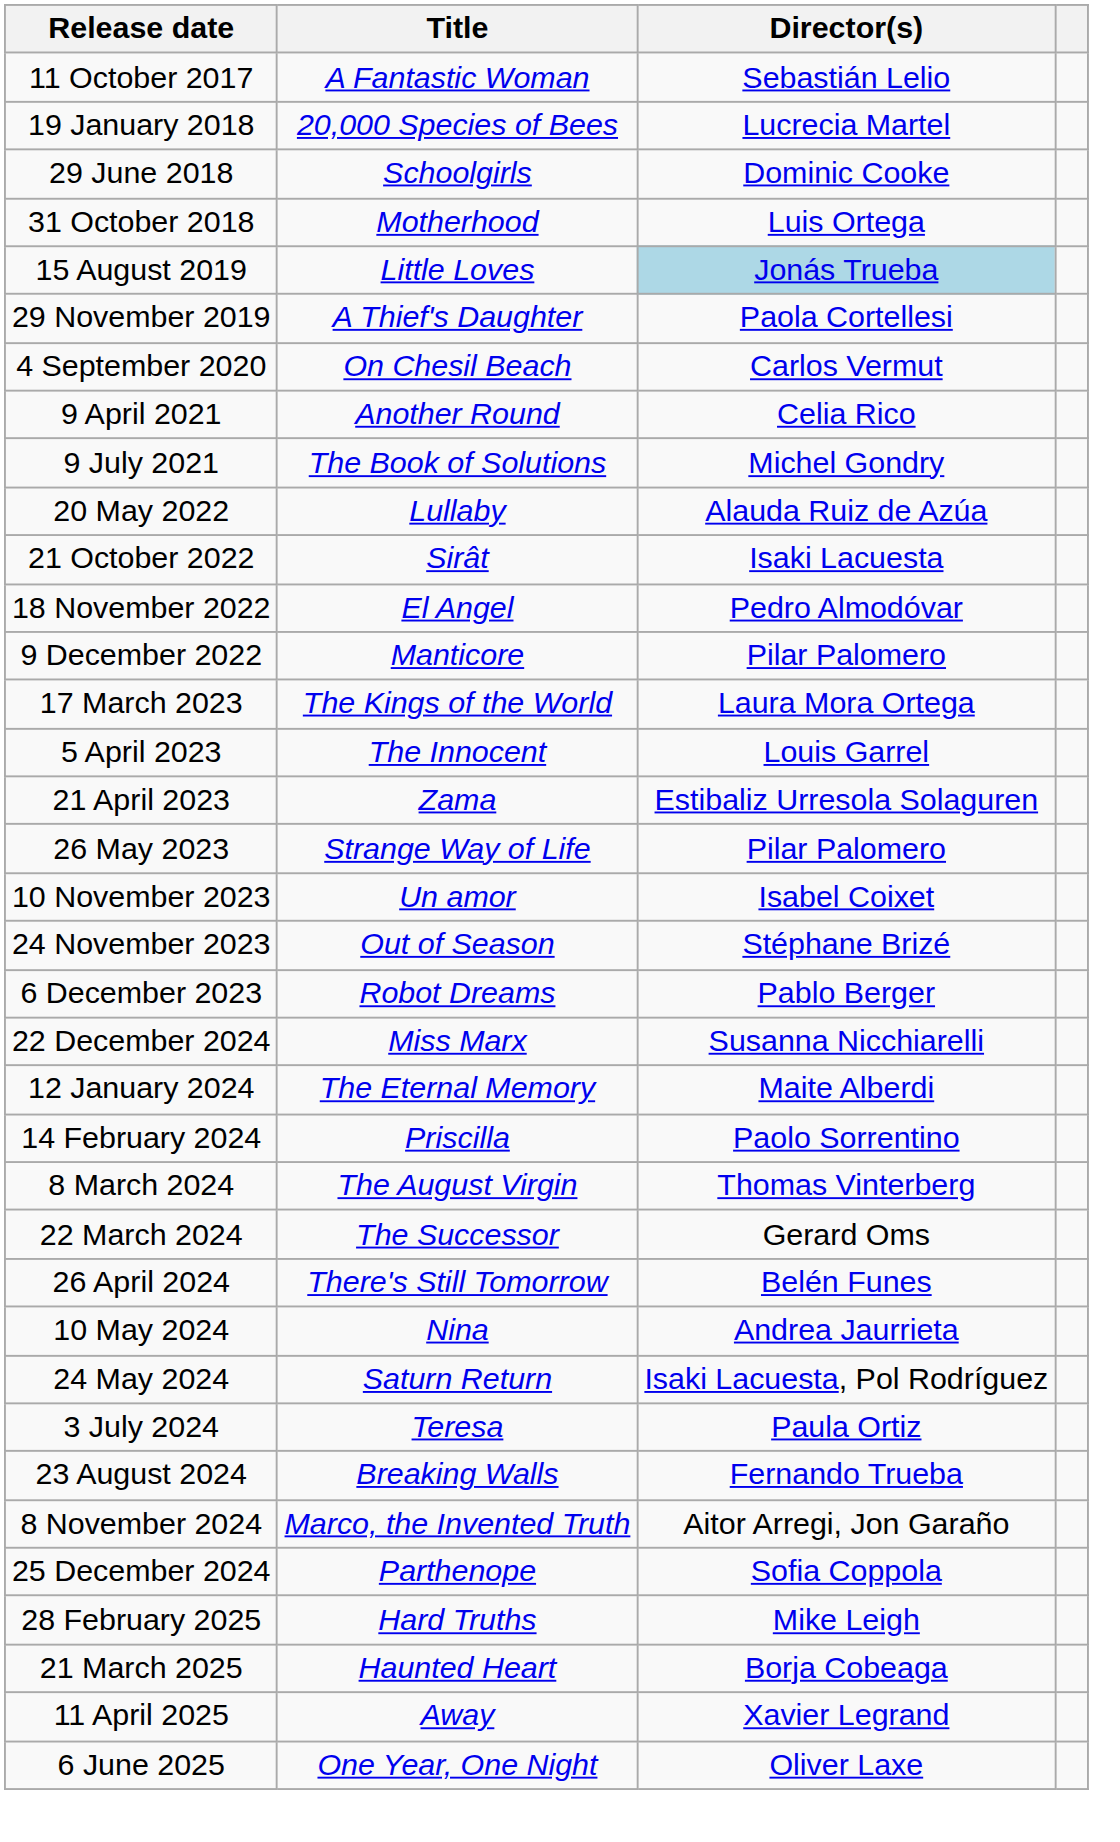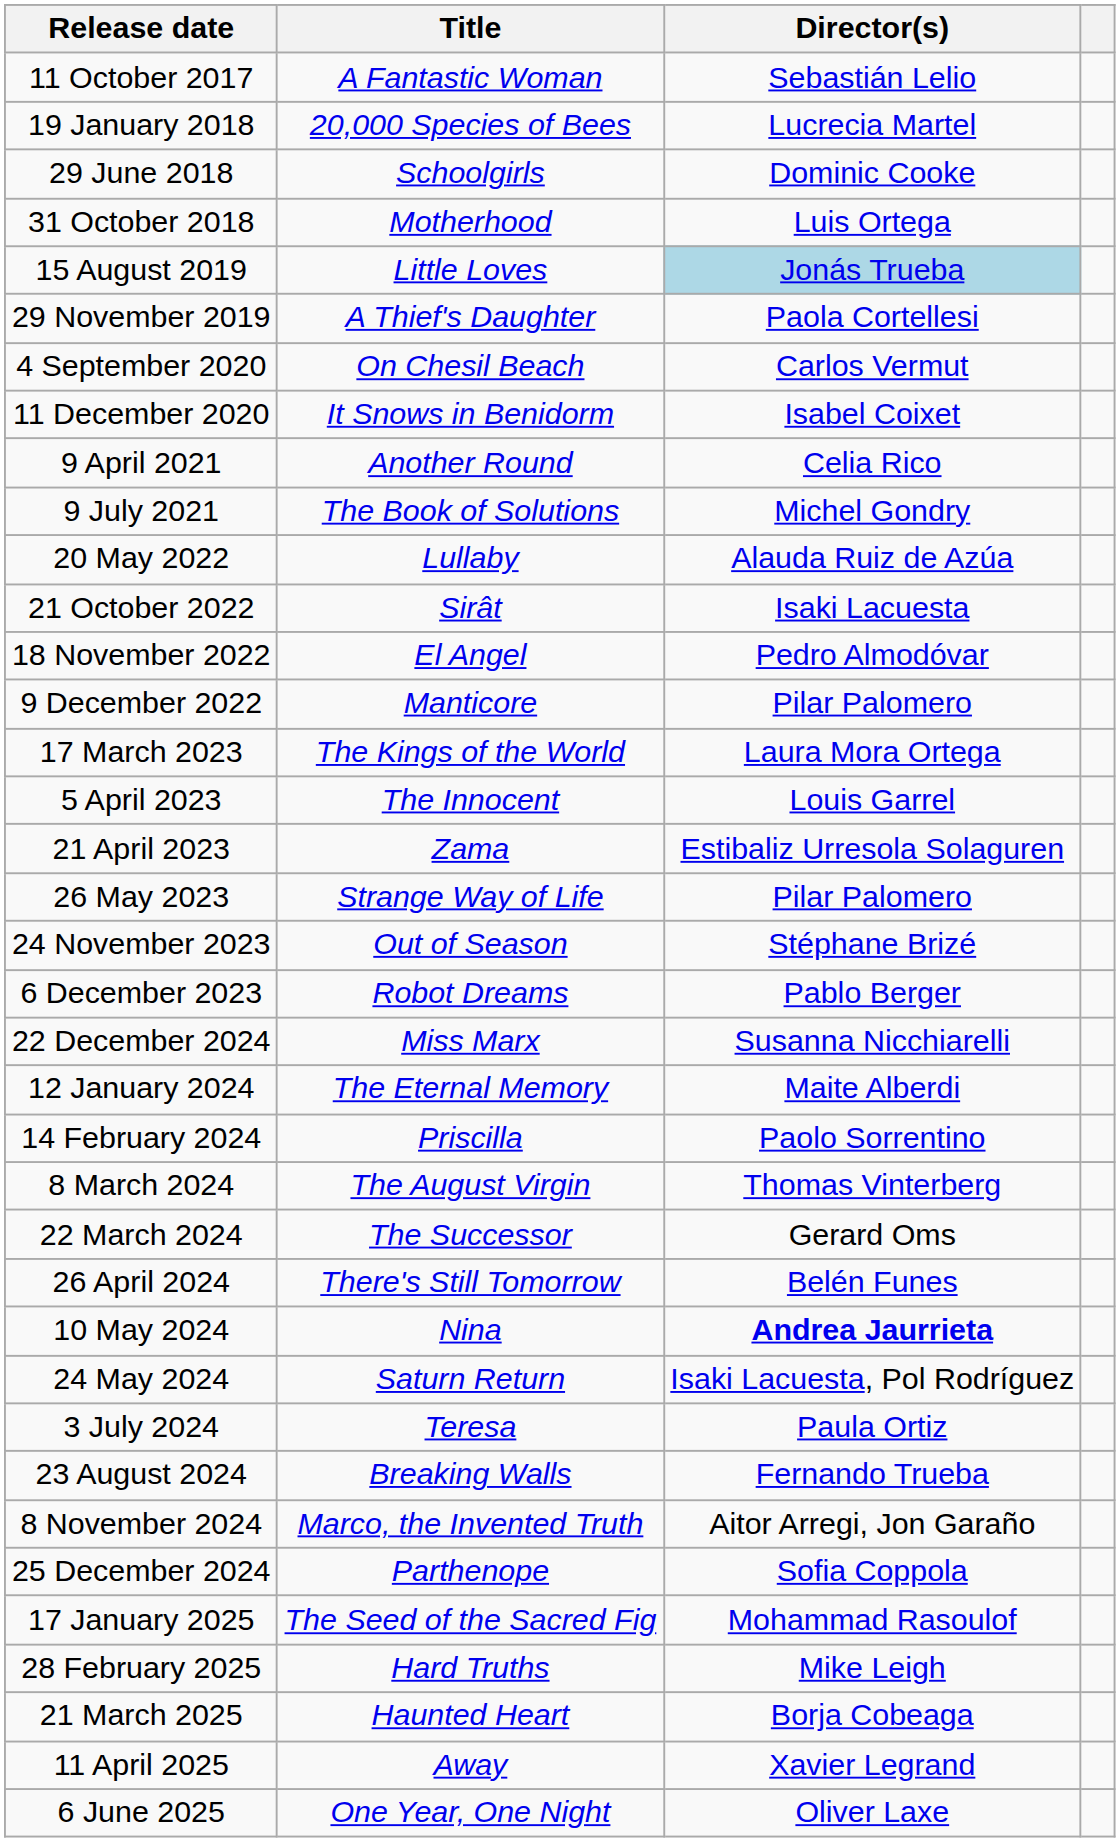+ row: (141, 414)
- row: (141, 896)
(846, 1330) normal -> (872, 1330) bold
+ row: (141, 1619)
